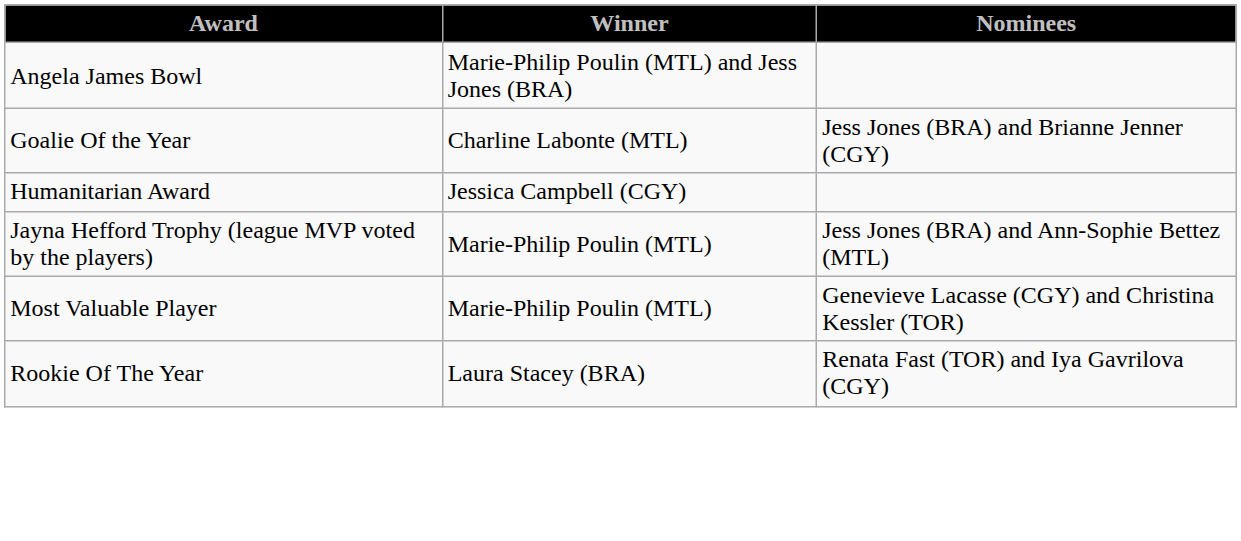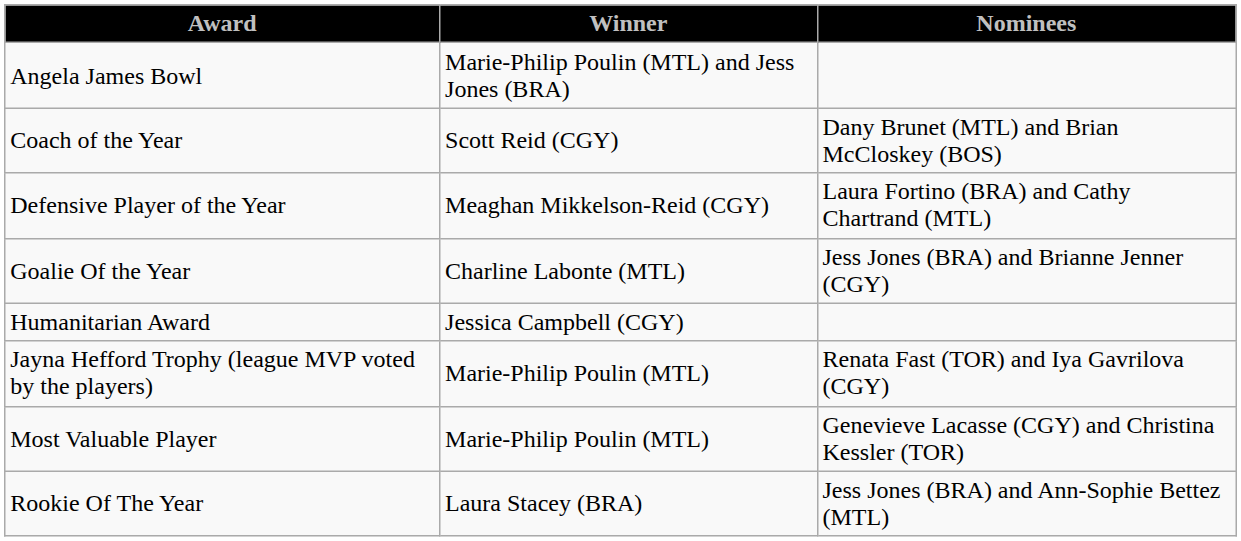+ row: (96, 140)
+ row: (148, 205)
(1021, 243) Jess Jones (BRA) and Ann-Sophie Bettez (MTL) -> (1003, 373) Renata Fast (TOR) and Iya Gavrilova (CGY)
(1003, 373) Renata Fast (TOR) and Iya Gavrilova (CGY) -> (1022, 503) Jess Jones (BRA) and Ann-Sophie Bettez (MTL)
